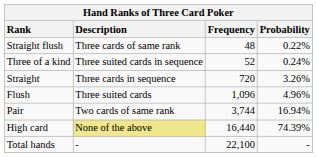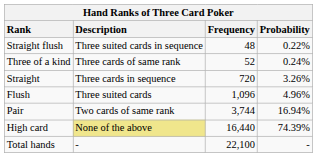(128, 45) Three cards of same rank -> (139, 45) Three suited cards in sequence
(139, 62) Three suited cards in sequence -> (128, 62) Three cards of same rank
